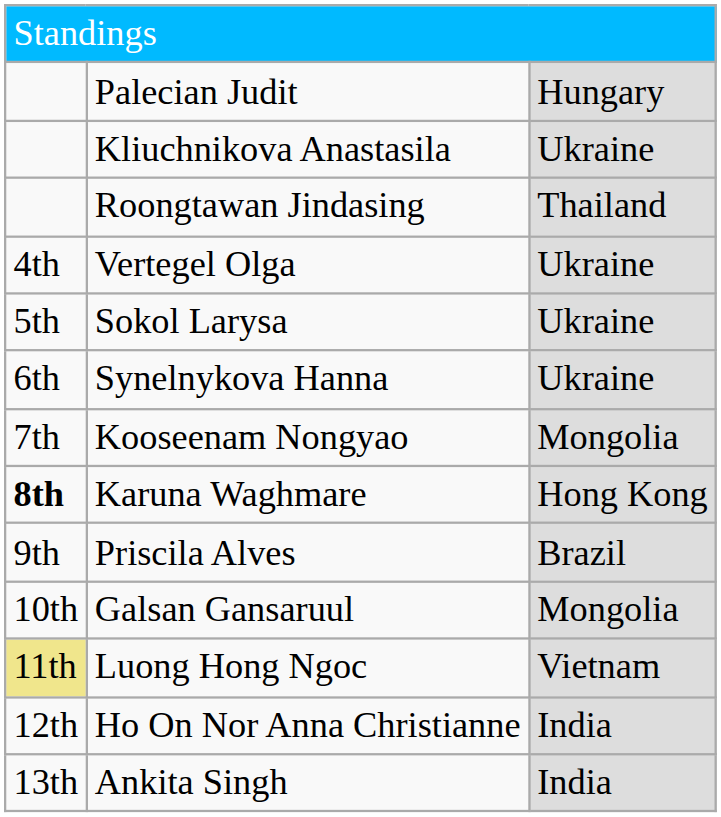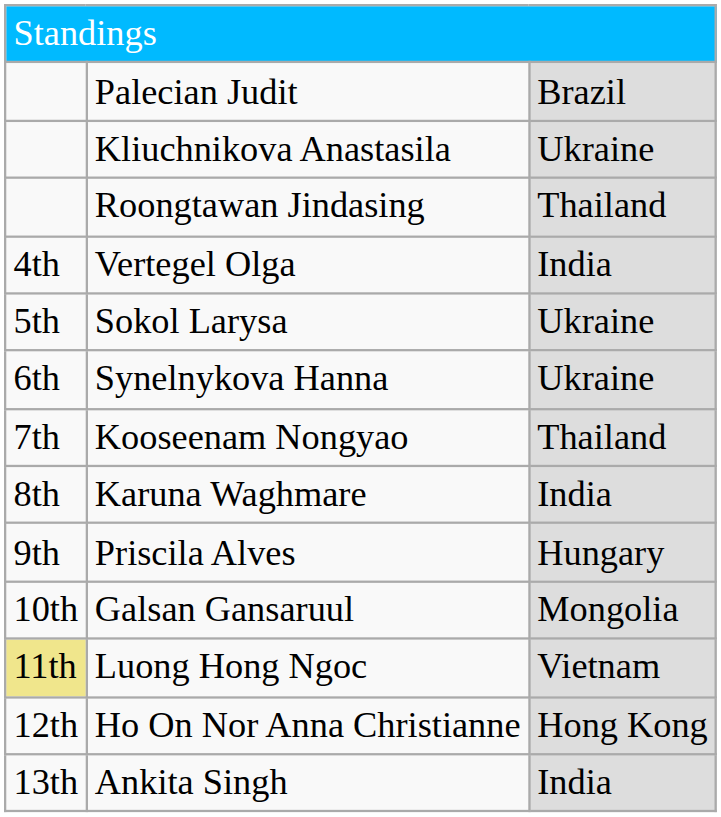(601, 90) Hungary -> (582, 90) Brazil
(596, 263) Ukraine -> (575, 263) India
(608, 436) Mongolia -> (602, 436) Thailand
(39, 494) bold -> (37, 494) normal
(623, 494) Hong Kong -> (575, 494) India
(582, 551) Brazil -> (601, 551) Hungary
(575, 724) India -> (623, 724) Hong Kong
